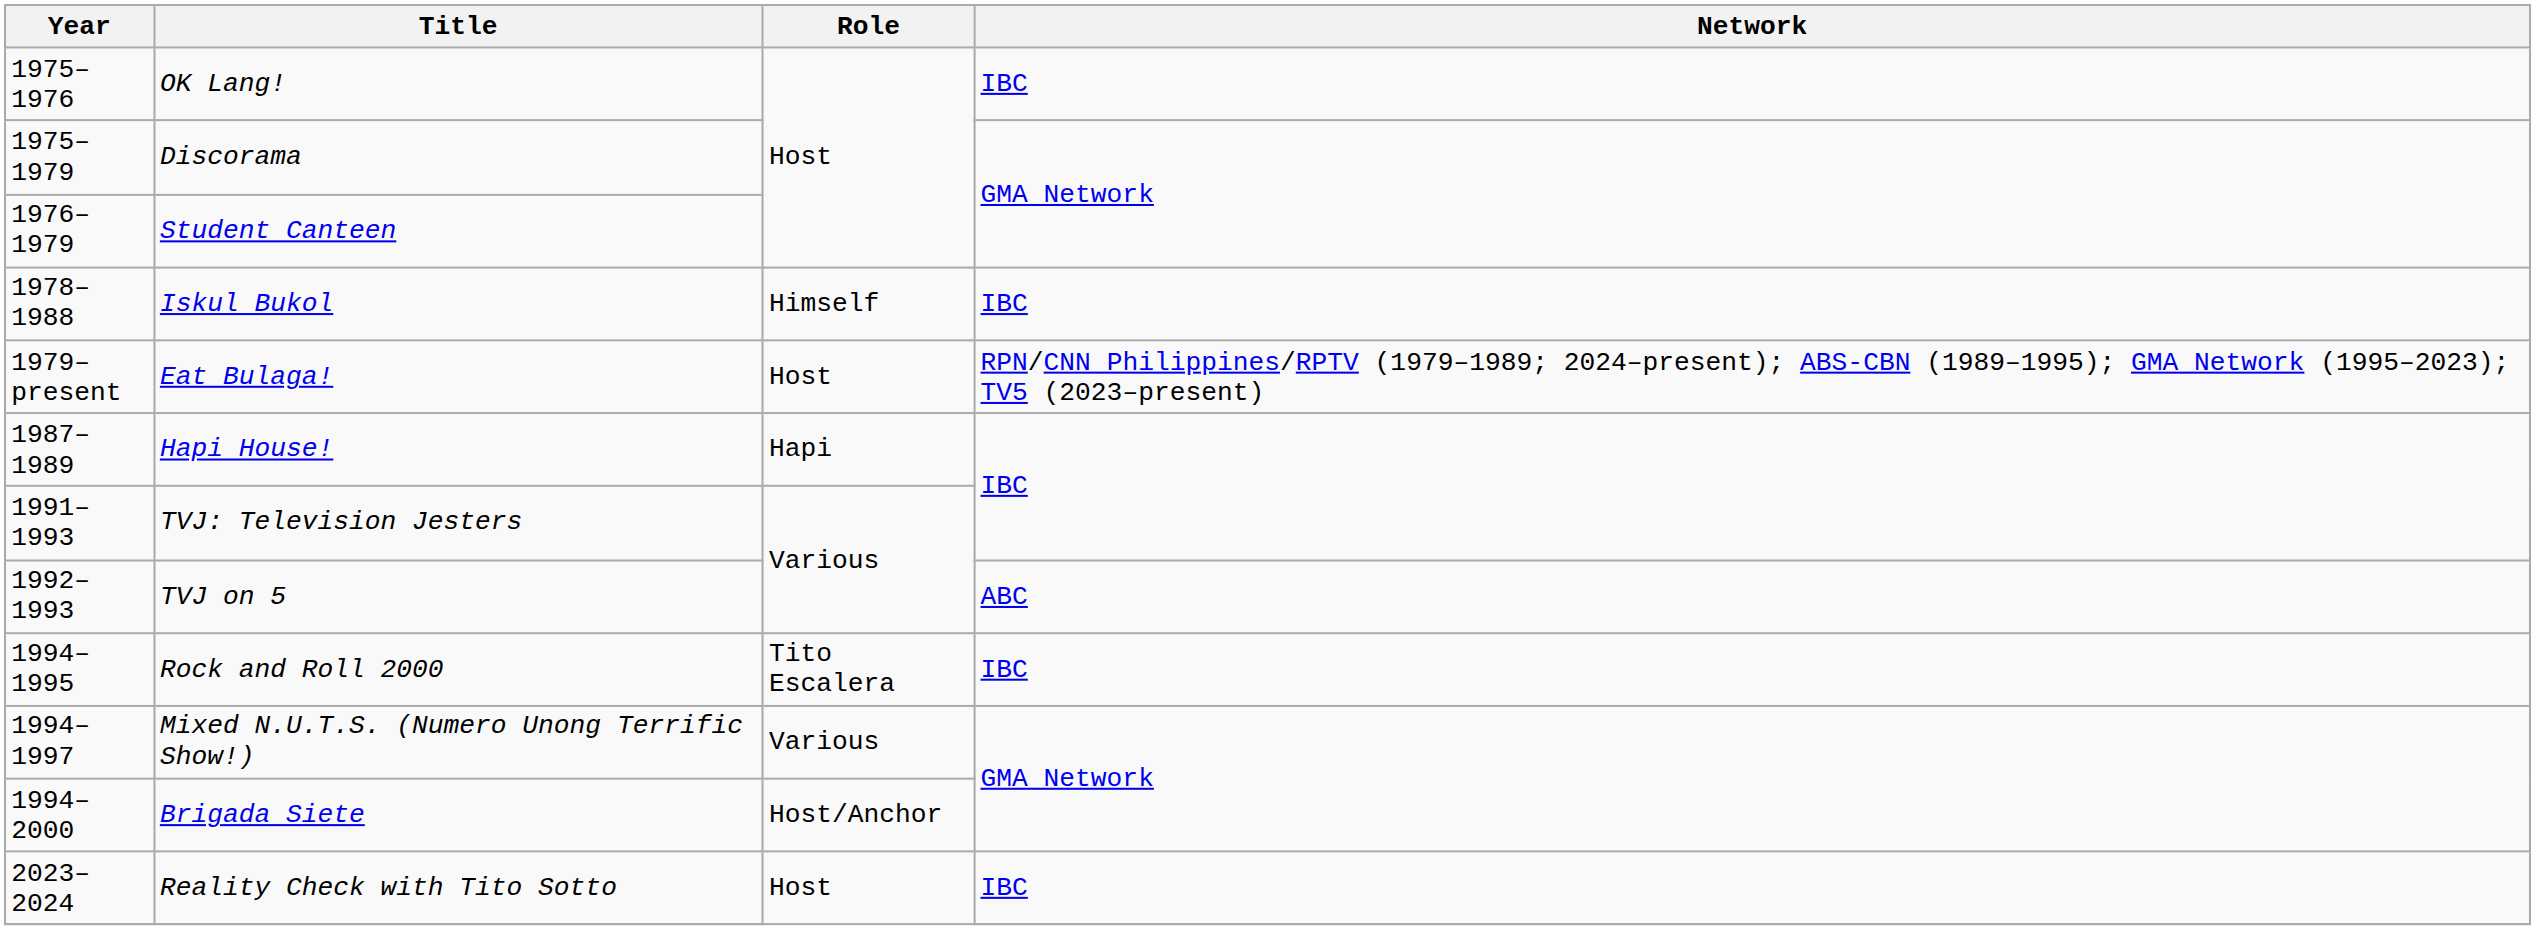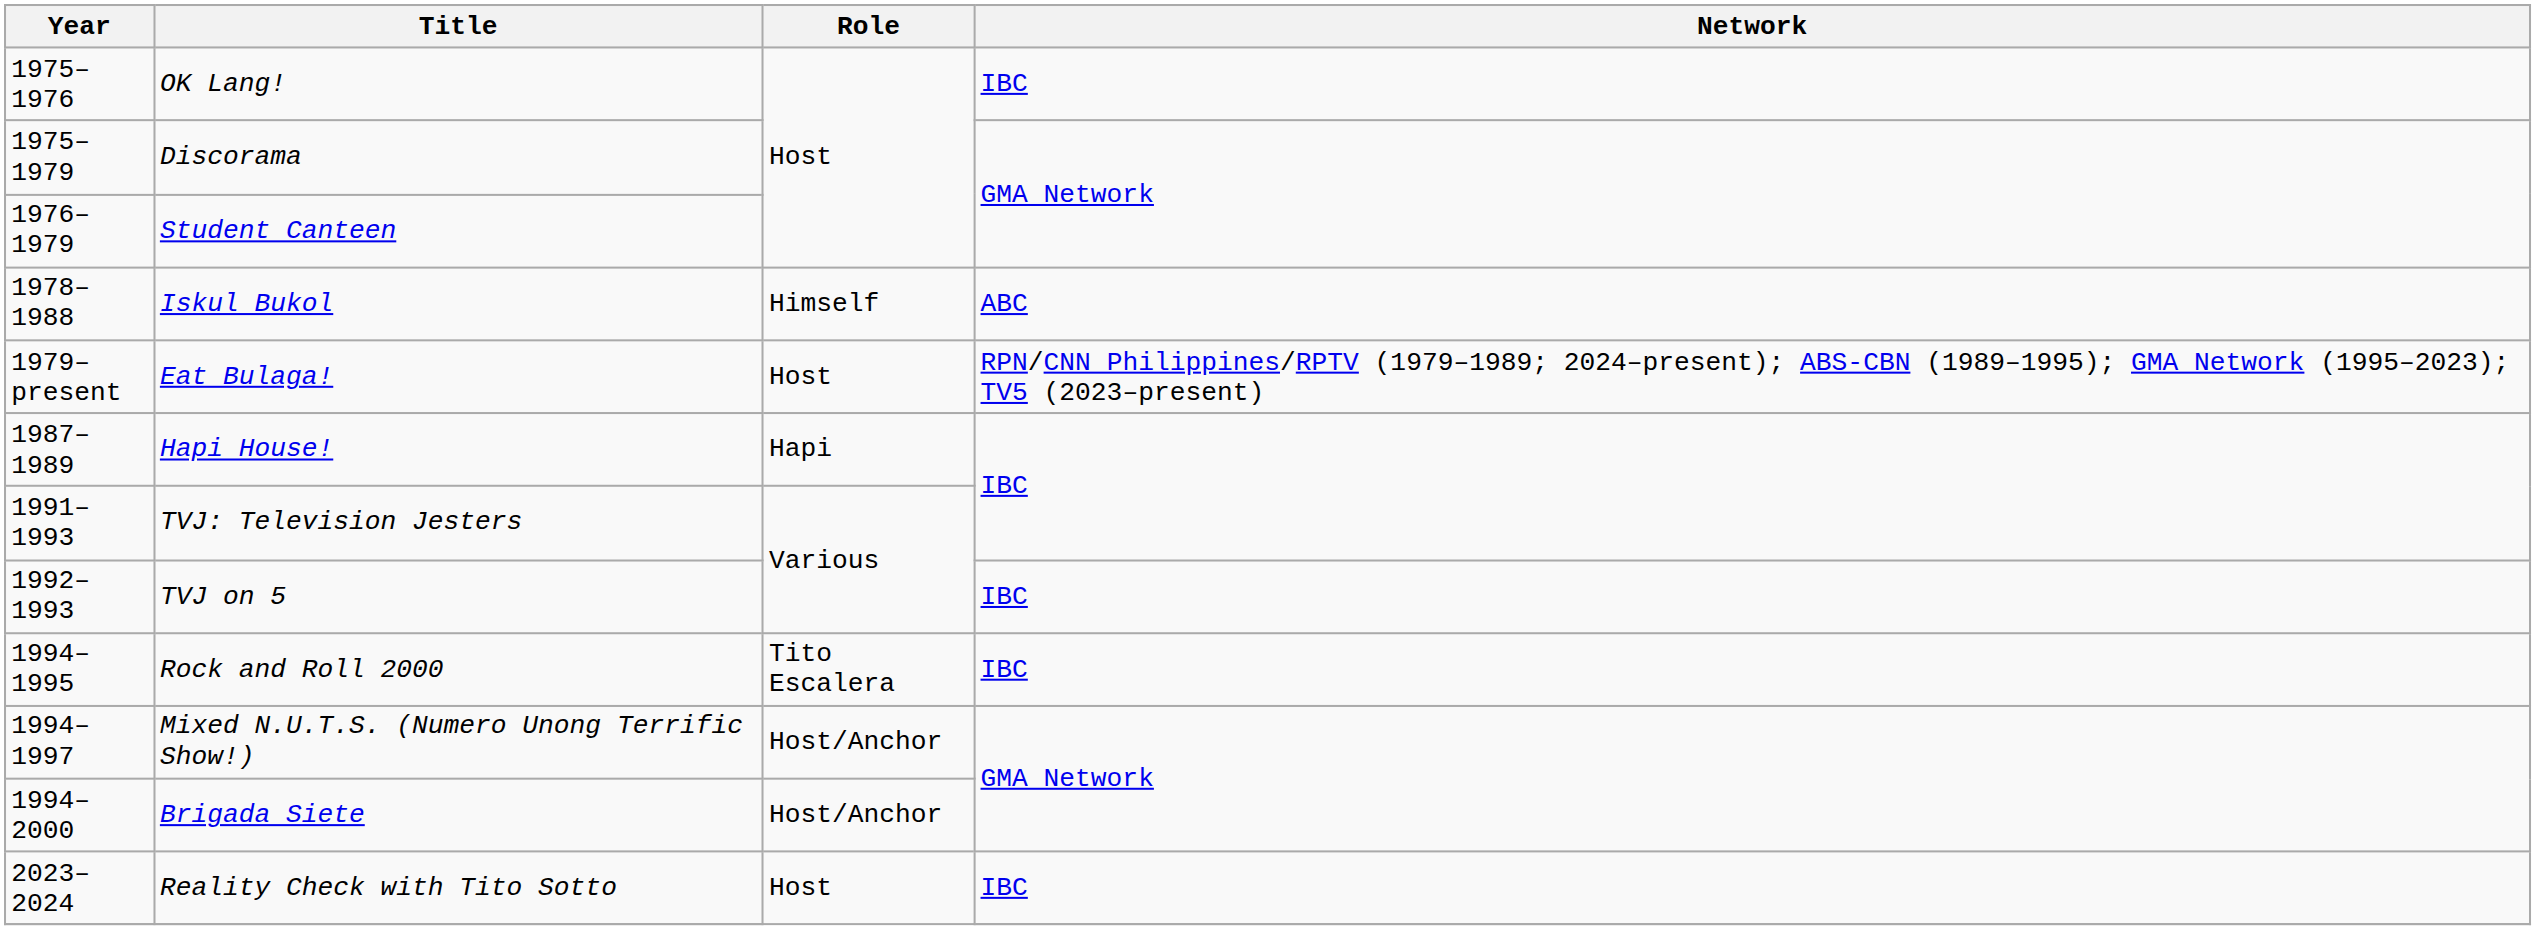(1004, 304) IBC -> (1004, 304) ABC
(1004, 596) ABC -> (1004, 596) IBC
(824, 742) Various -> (856, 742) Host/Anchor
